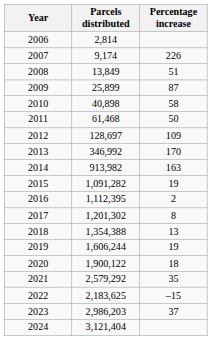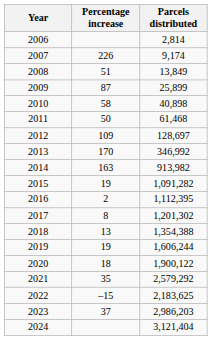columns swapped: (106, 18) <-> (173, 18)
